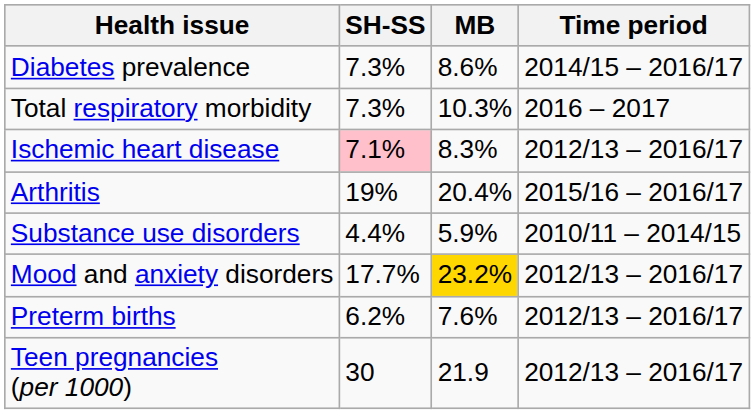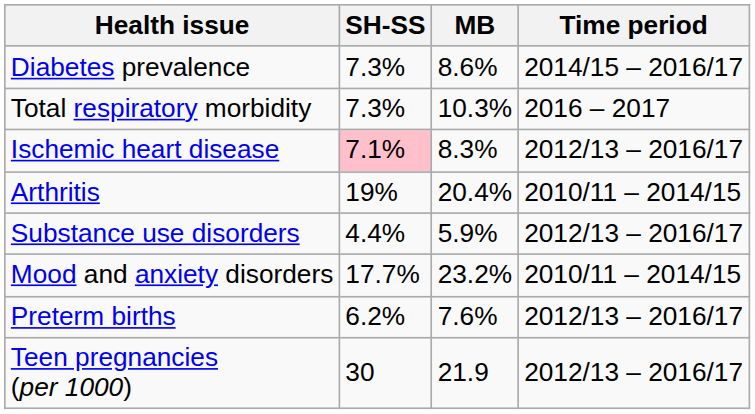(634, 191) 2015/16 – 2016/17 -> (633, 191) 2010/11 – 2014/15
(633, 233) 2010/11 – 2014/15 -> (634, 233) 2012/13 – 2016/17
(475, 274) gold background -> (475, 274) no background
(634, 274) 2012/13 – 2016/17 -> (633, 274) 2010/11 – 2014/15
